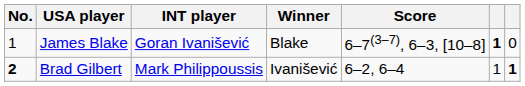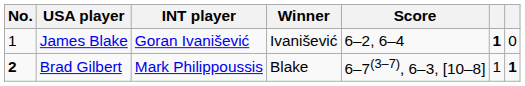(289, 43) Blake -> (304, 41) Ivanišević
(415, 43) 6–7(3–7), 6–3, [10–8] -> (374, 41) 6–2, 6–4
(304, 69) Ivanišević -> (289, 67) Blake
(374, 69) 6–2, 6–4 -> (415, 67) 6–7(3–7), 6–3, [10–8]
